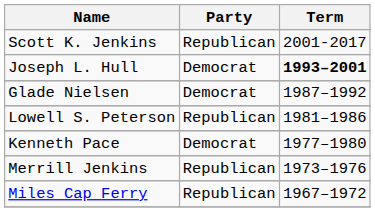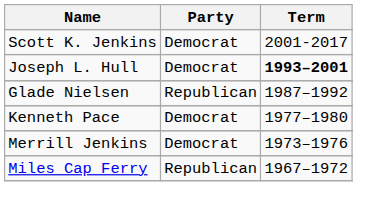(229, 42) Republican -> (201, 42) Democrat
(220, 93) Democrat -> (211, 93) Republican
- row: (92, 118)
(229, 168) Republican -> (201, 143) Democrat
